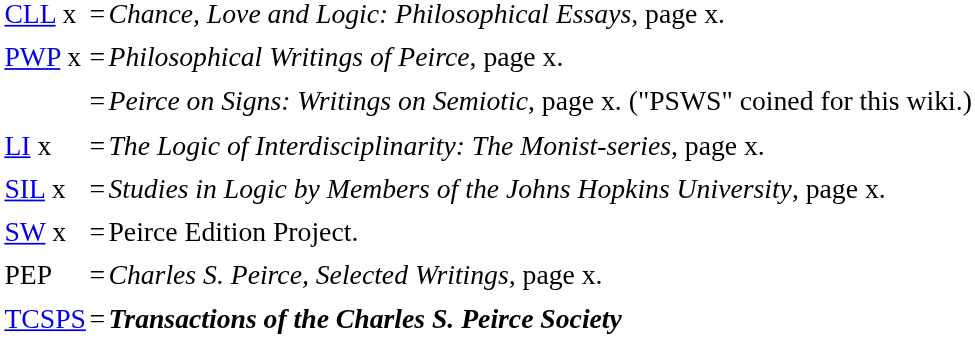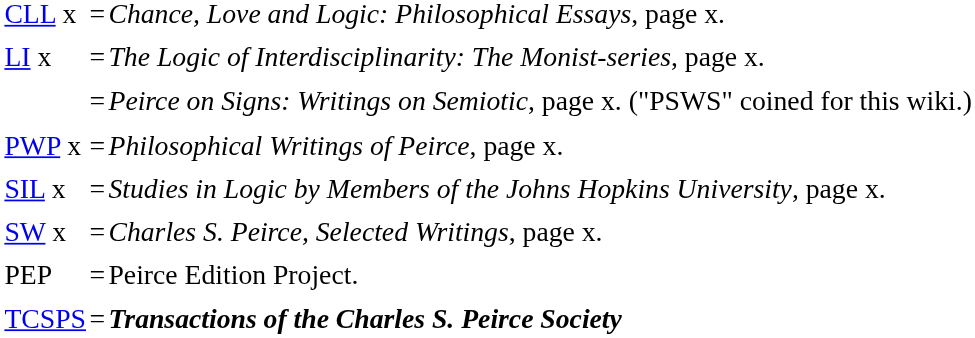rows swapped: (28, 144) <-> (43, 57)
(233, 232) Peirce Edition Project. -> (355, 232) Charles S. Peirce, Selected Writings, page x.
(355, 275) Charles S. Peirce, Selected Writings, page x. -> (233, 275) Peirce Edition Project.
